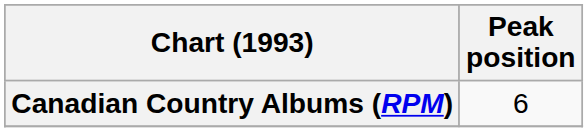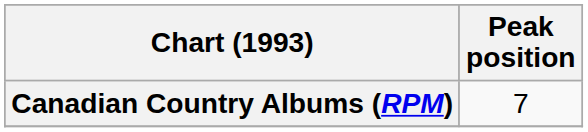(521, 103) 6 -> (521, 103) 7
